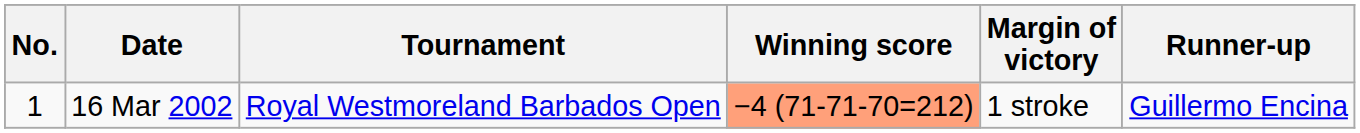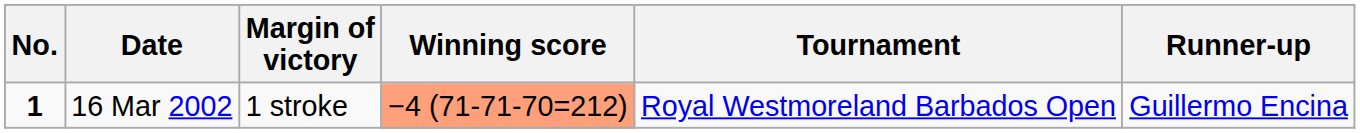columns swapped: (483, 44) <-> (1051, 44)
(35, 105) normal -> (35, 105) bold
